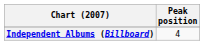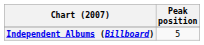(178, 34) 4 -> (178, 34) 5
